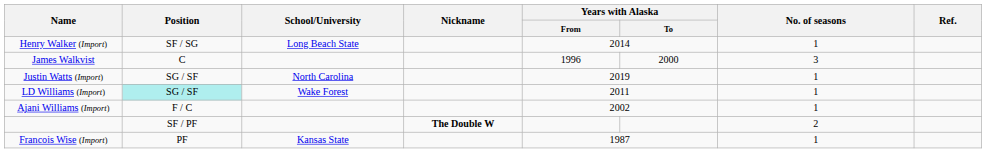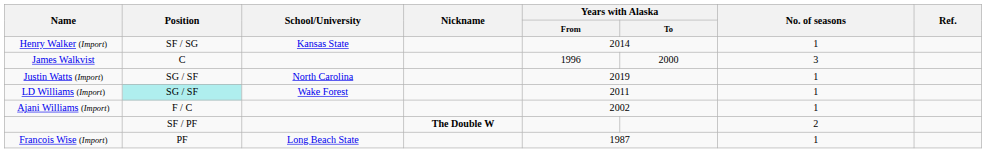(323, 44) Long Beach State -> (323, 44) Kansas State
(323, 140) Kansas State -> (323, 140) Long Beach State
